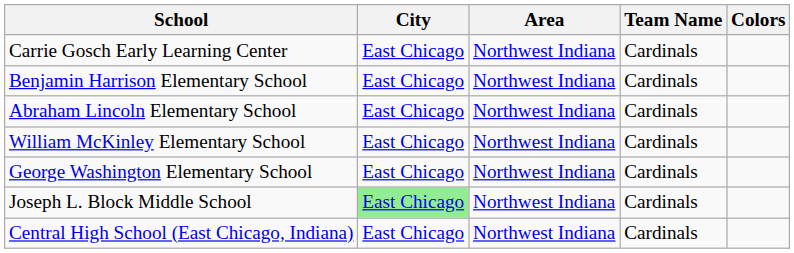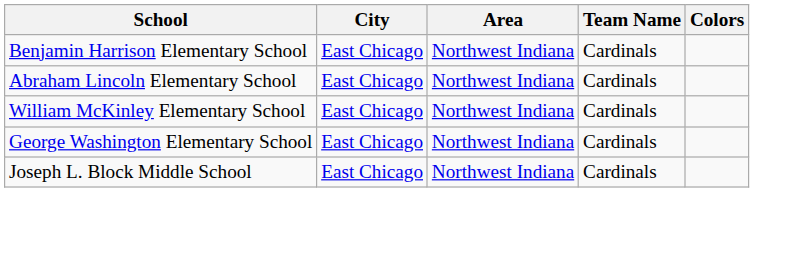- row: (148, 50)
(413, 202) lightgreen background -> (372, 171) no background
- row: (181, 232)
